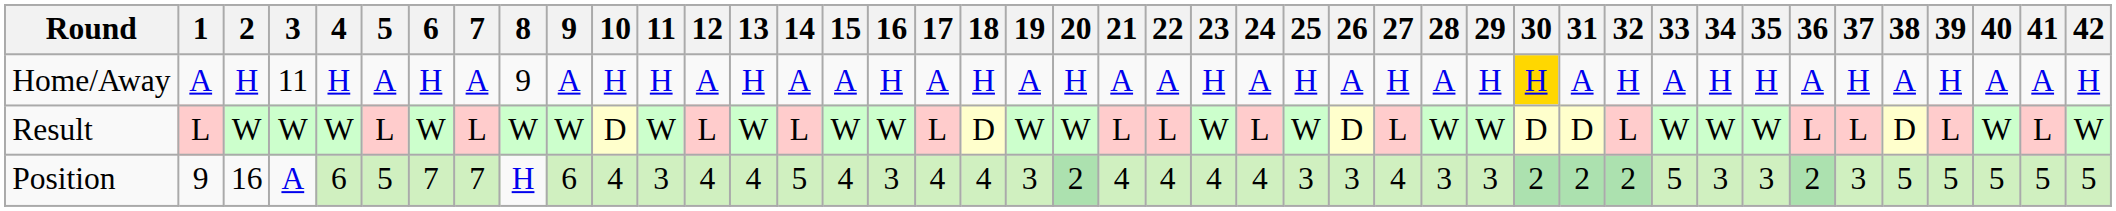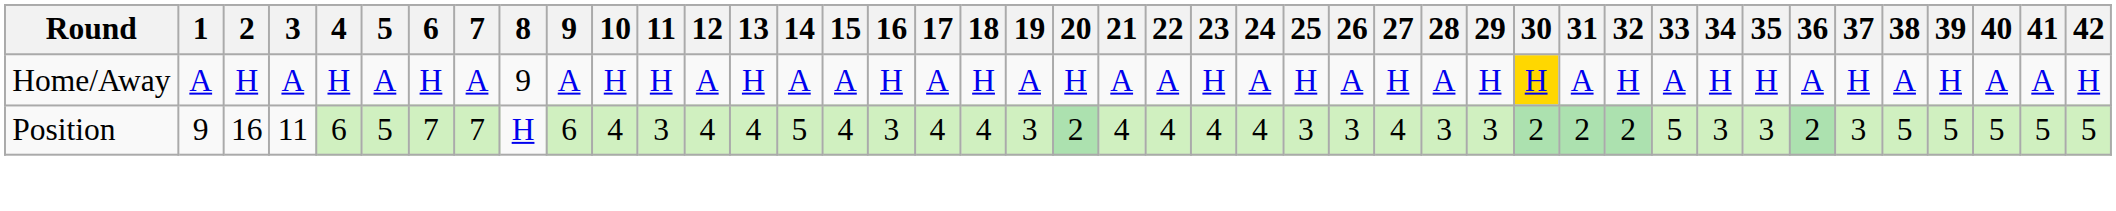(293, 79) 11 -> (293, 79) A
- row: (53, 129)
(293, 179) A -> (293, 129) 11
